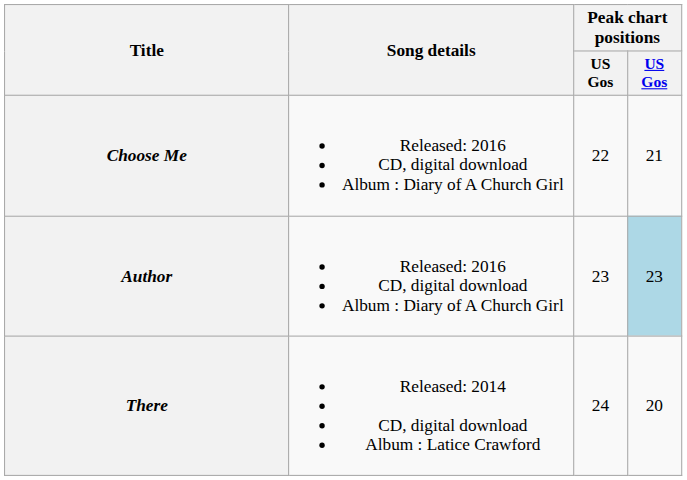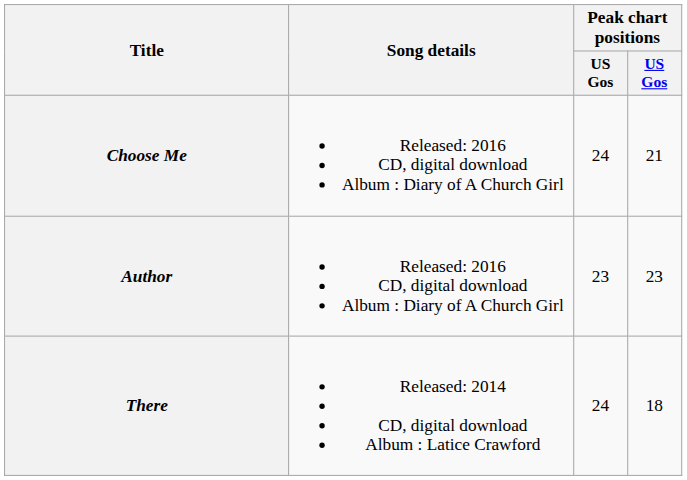(600, 155) 22 -> (600, 155) 24
(654, 275) lightblue background -> (654, 275) no background
(654, 405) 20 -> (654, 405) 18
